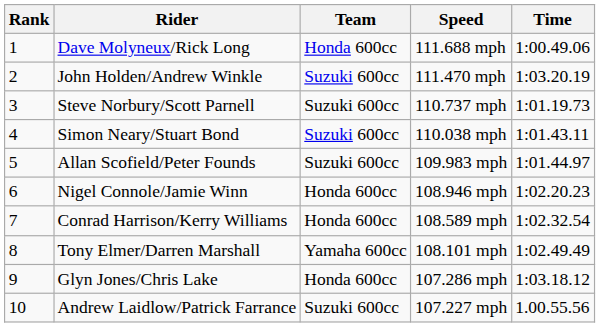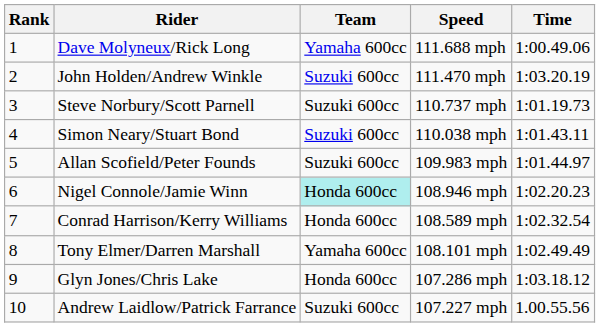(351, 47) Honda 600cc -> (356, 47) Yamaha 600cc
(351, 192) no background -> (351, 192) paleturquoise background
